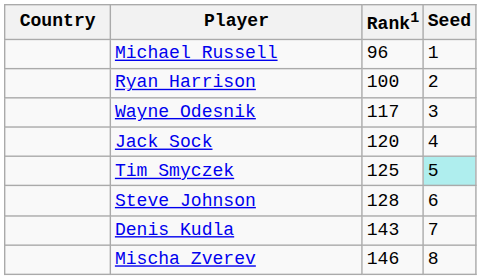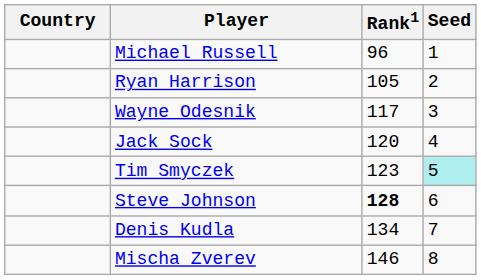(383, 83) 100 -> (383, 83) 105
(383, 171) 125 -> (383, 171) 123
(383, 201) normal -> (383, 201) bold
(383, 230) 143 -> (383, 230) 134
